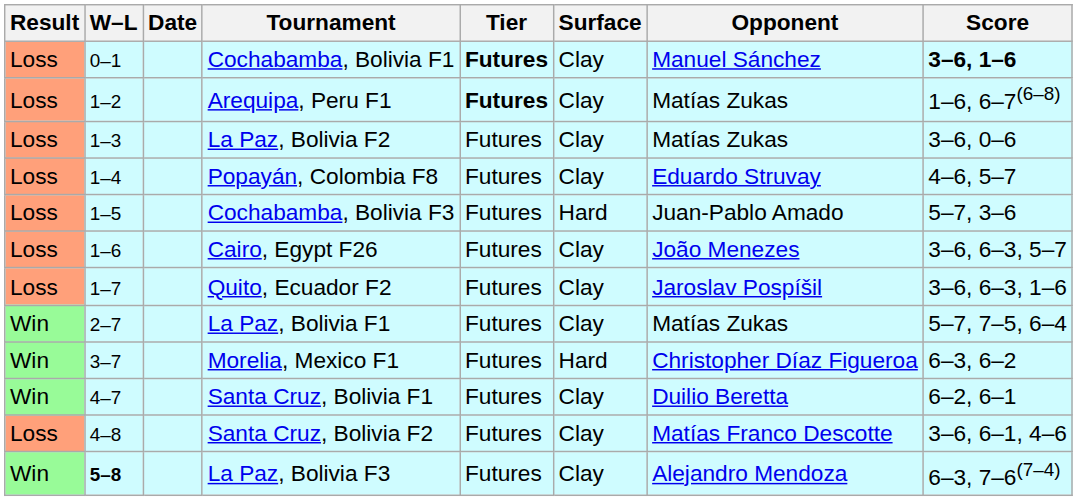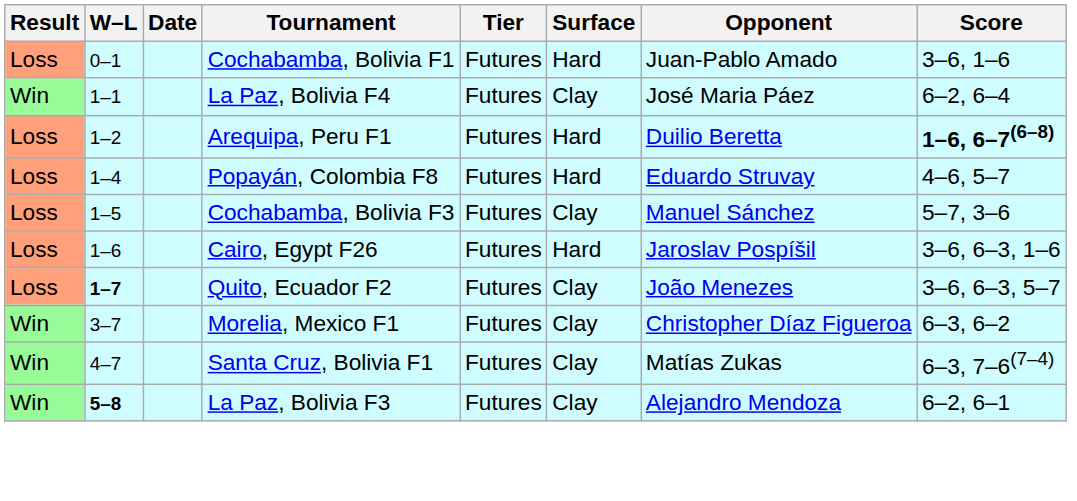(506, 59) bold -> (503, 59) normal
(581, 59) Clay -> (577, 59) Hard
(737, 59) Manuel Sánchez -> (742, 59) Juan-Pablo Amado
(972, 59) bold -> (966, 59) normal
+ row: (299, 95)
(506, 98) bold -> (503, 135) normal
(581, 98) Clay -> (577, 135) Hard
(720, 98) Matías Zukas -> (714, 135) Duilio Beretta
(994, 98) normal -> (988, 135) bold
- row: (299, 138)
(581, 175) Clay -> (577, 175) Hard
(583, 212) Hard -> (575, 212) Clay
(748, 212) Juan-Pablo Amado -> (730, 212) Manuel Sánchez
(581, 249) Clay -> (577, 249) Hard
(726, 249) João Menezes -> (731, 249) Jaroslav Pospíšil
(998, 249) 3–6, 6–3, 5–7 -> (991, 249) 3–6, 6–3, 1–6
(105, 287) normal -> (105, 285) bold
(737, 285) Jaroslav Pospíšil -> (720, 285) João Menezes
(998, 285) 3–6, 6–3, 1–6 -> (991, 285) 3–6, 6–3, 5–7
- row: (299, 322)
(583, 359) Hard -> (575, 322) Clay
(720, 396) Duilio Beretta -> (714, 362) Matías Zukas
(972, 396) 6–2, 6–1 -> (988, 362) 6–3, 7–6(7–4)
- row: (320, 433)
(994, 472) 6–3, 7–6(7–4) -> (966, 402) 6–2, 6–1
